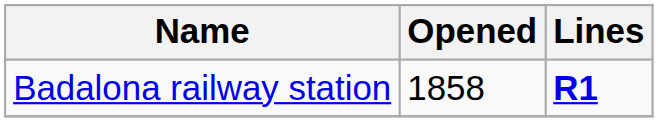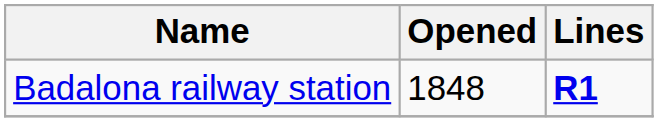(446, 87) 1858 -> (446, 87) 1848
